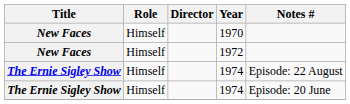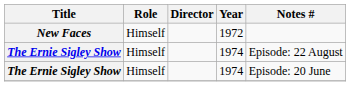- row: (64, 33)
